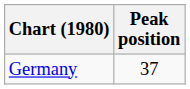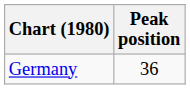(149, 68) 37 -> (149, 68) 36
